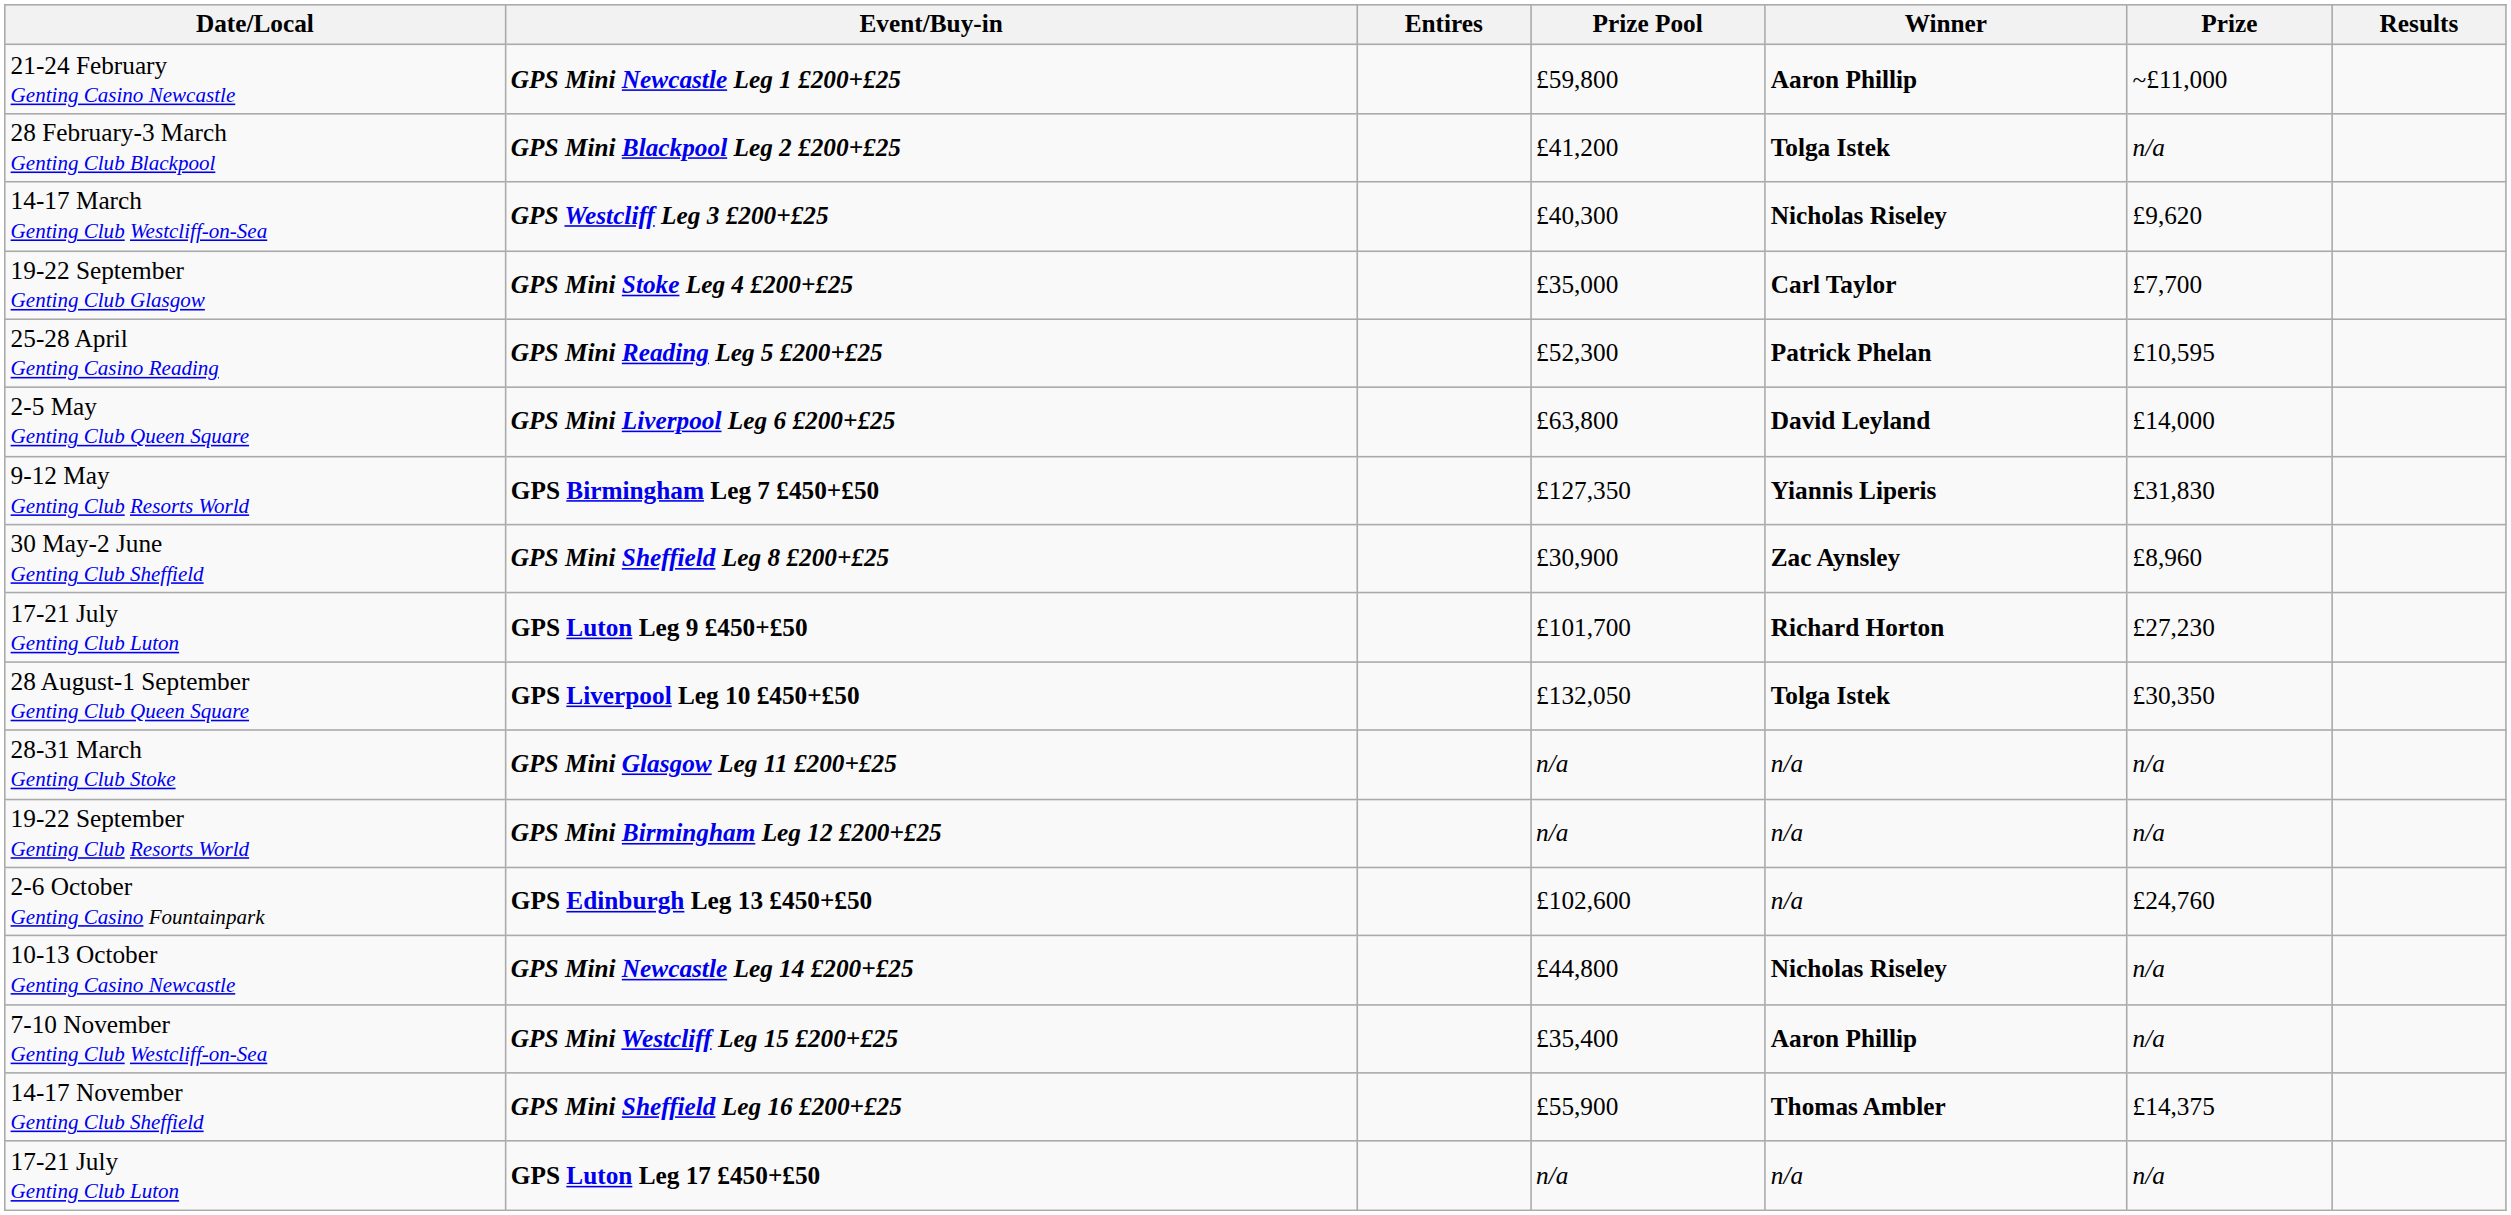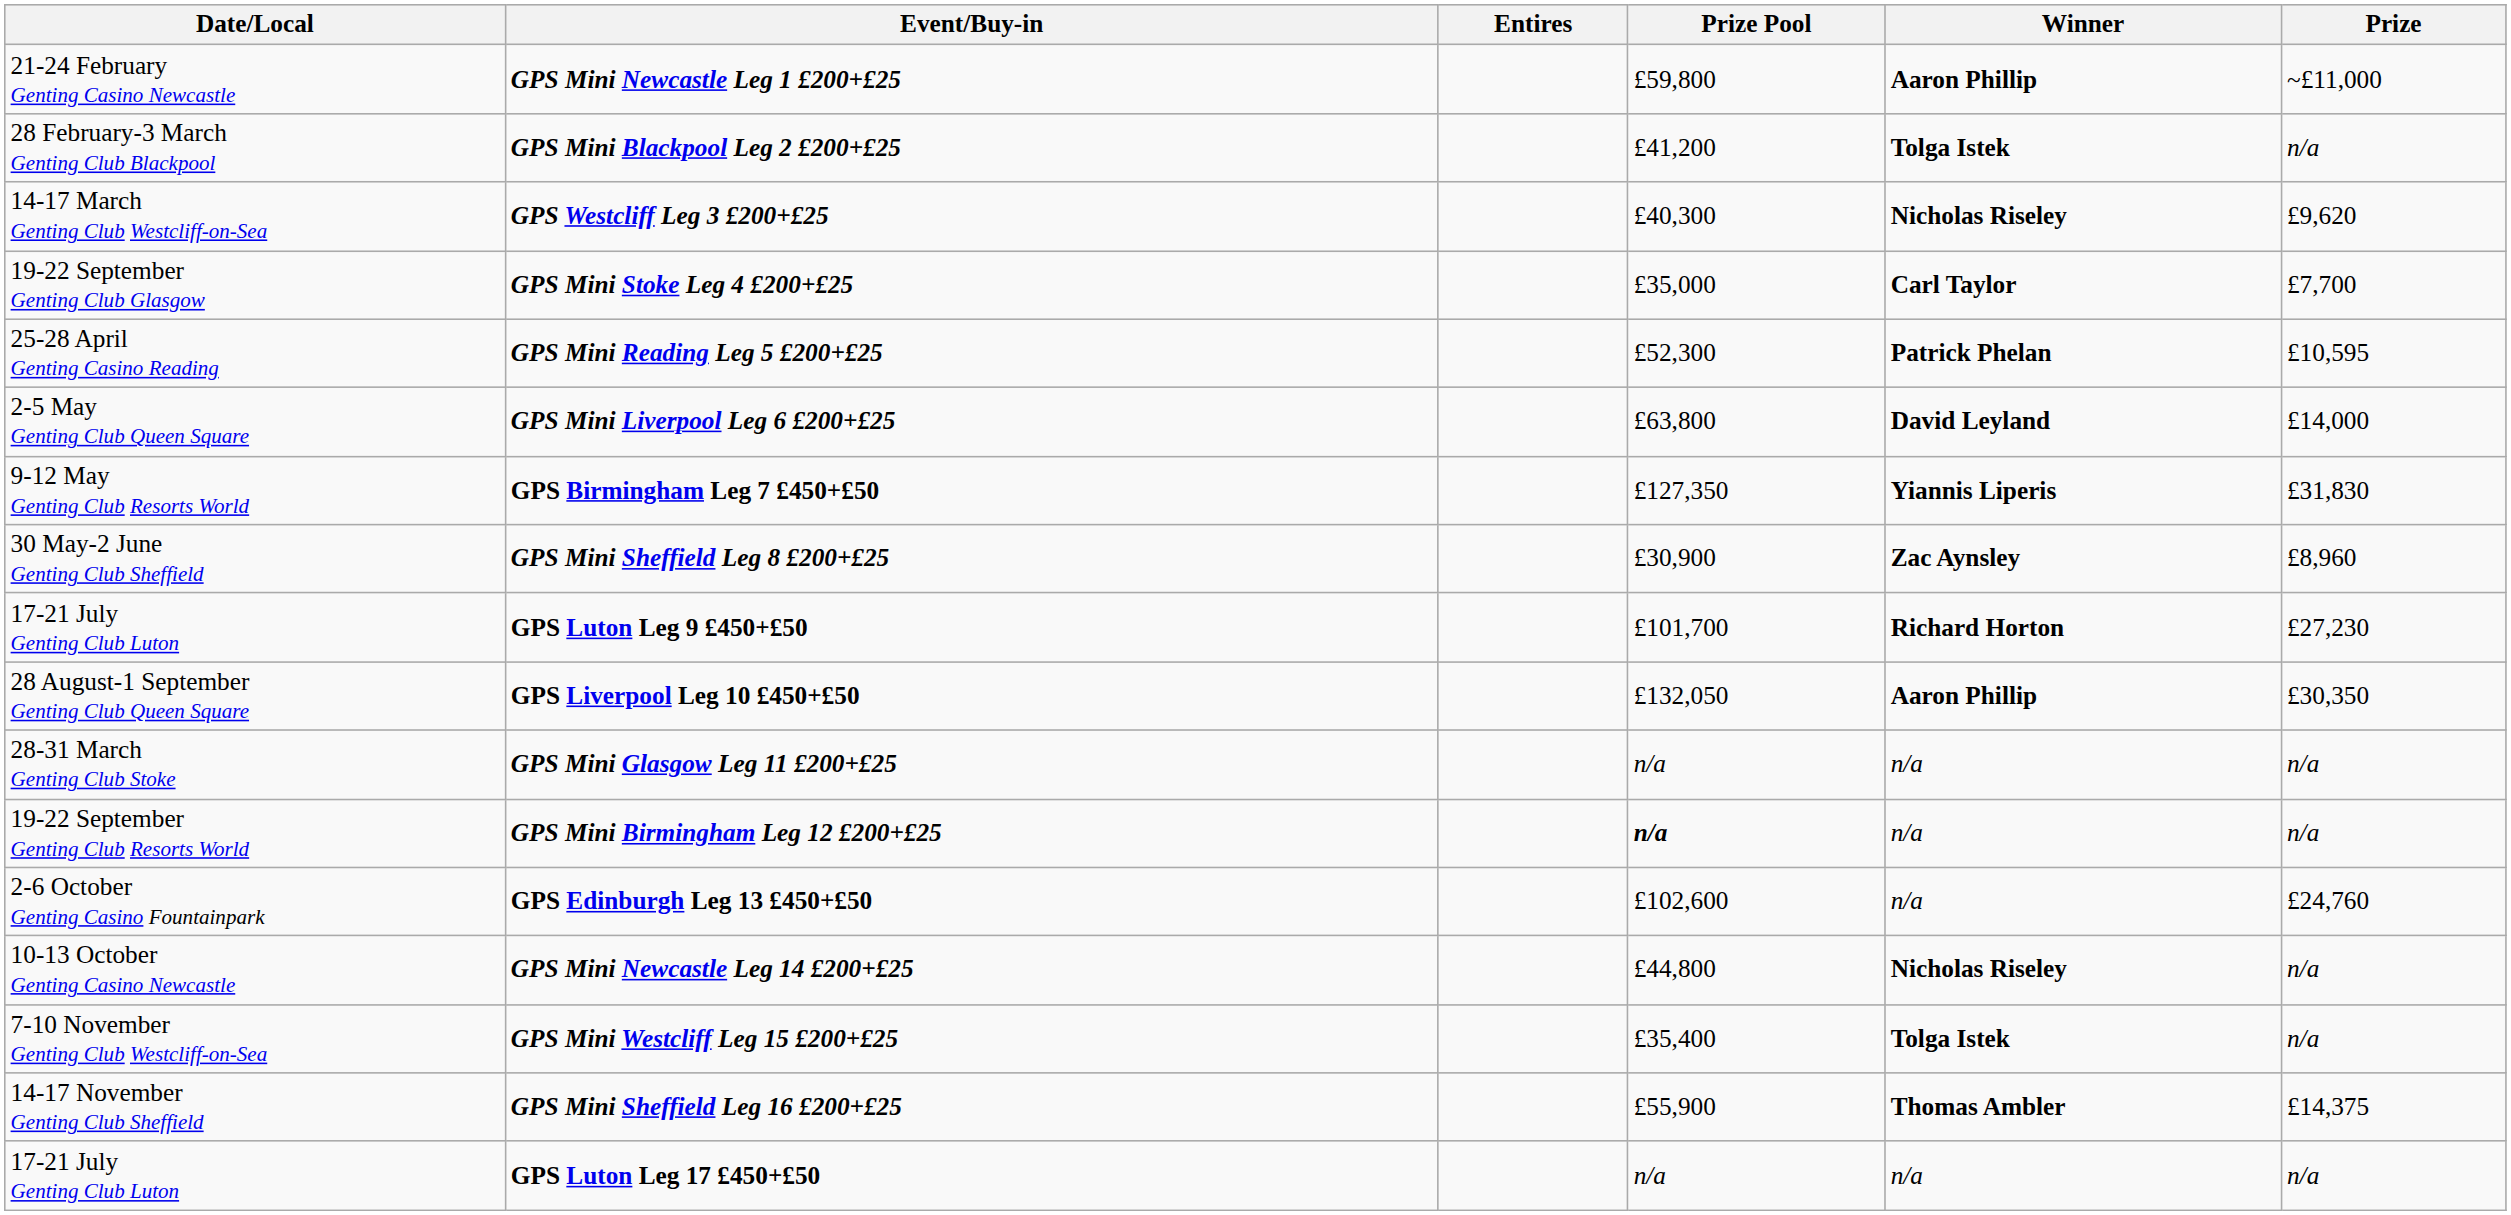- column: (2419, 24)
(1830, 695) Tolga Istek -> (1964, 695) Aaron Phillip
(1552, 832) normal -> (1651, 832) bold
(1844, 1038) Aaron Phillip -> (1950, 1038) Tolga Istek
